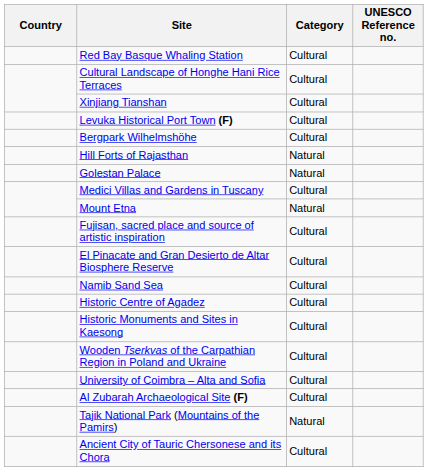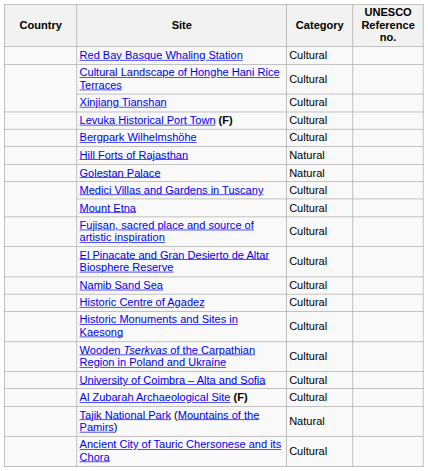(307, 208) Natural -> (308, 208) Cultural
